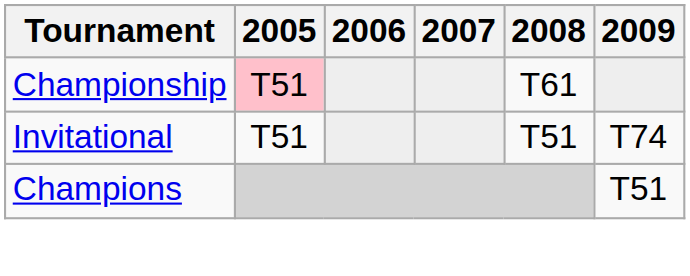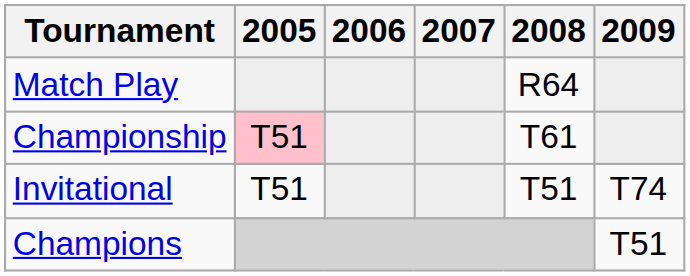+ row: (95, 84)
